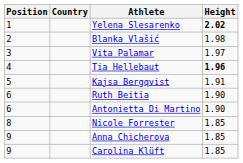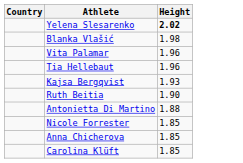- column: (27, 11)
(215, 53) 1.97 -> (170, 53) 1.96
(215, 67) bold -> (170, 67) normal
(215, 81) 1.91 -> (170, 81) 1.93
(215, 109) 1.90 -> (170, 109) 1.88
